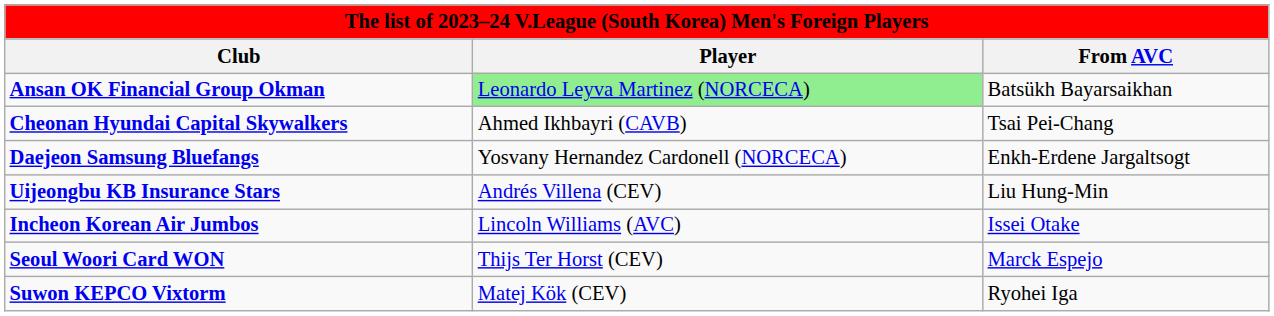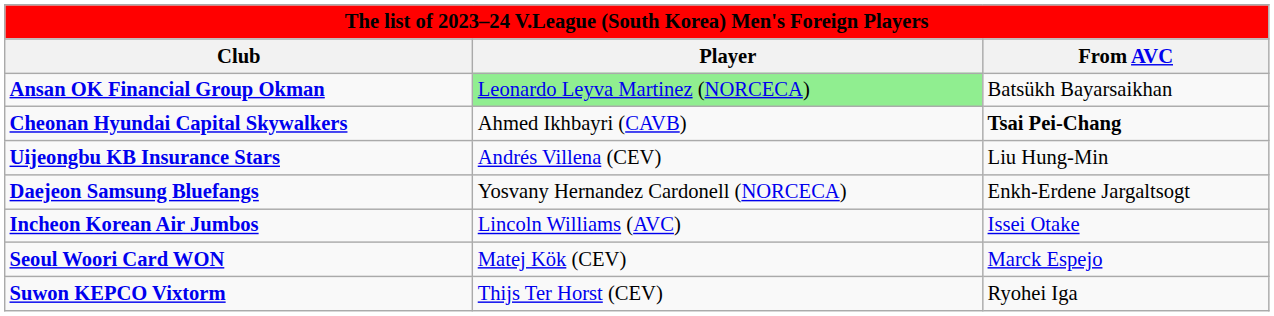(1051, 123) normal -> (1054, 123) bold
rows swapped: (134, 157) <-> (145, 191)
(570, 259) Thijs Ter Horst (CEV) -> (552, 259) Matej Kök (CEV)
(552, 293) Matej Kök (CEV) -> (570, 293) Thijs Ter Horst (CEV)
